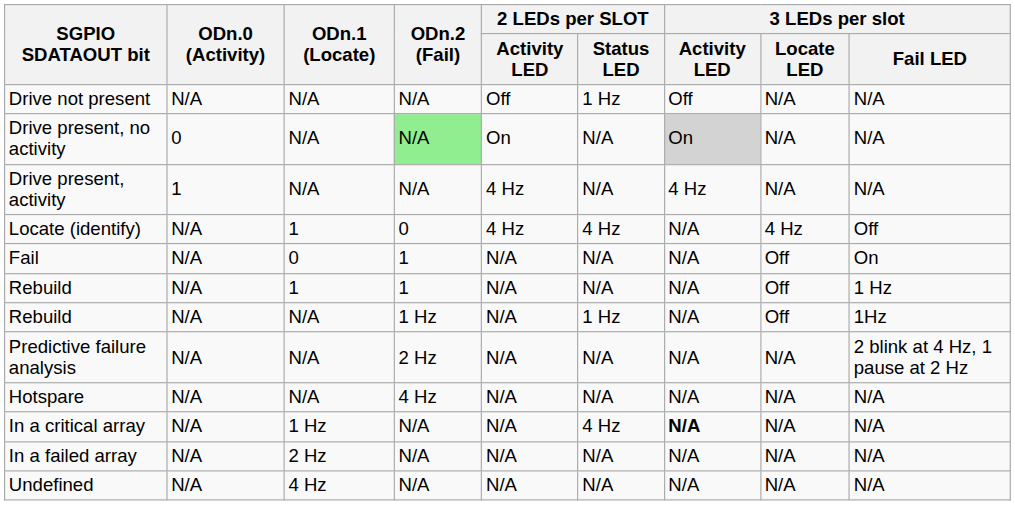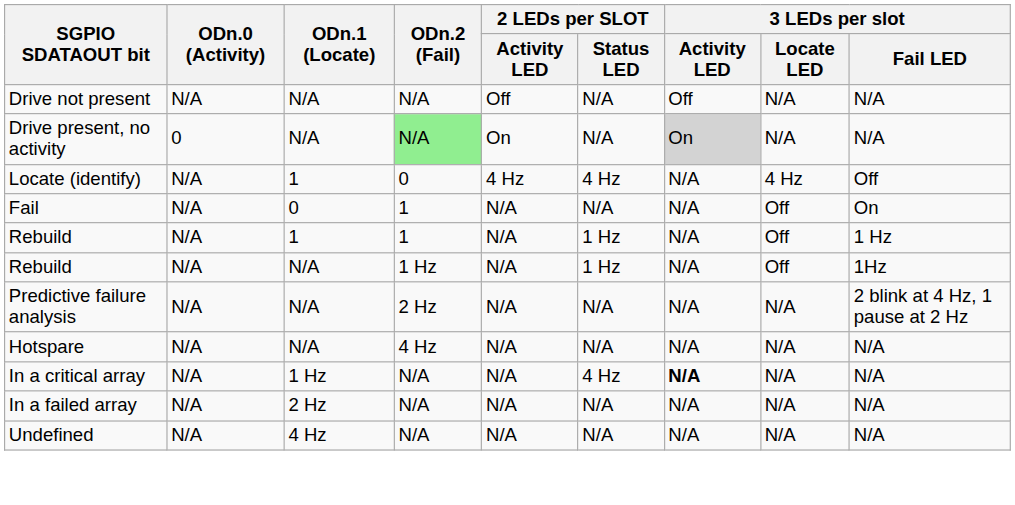(601, 98) 1 Hz -> (598, 98) N/A
- row: (67, 189)
(598, 287) N/A -> (601, 237) 1 Hz
